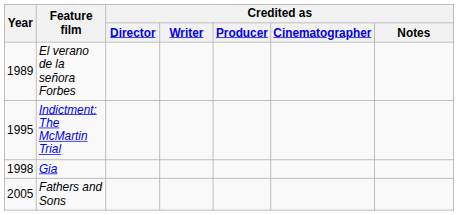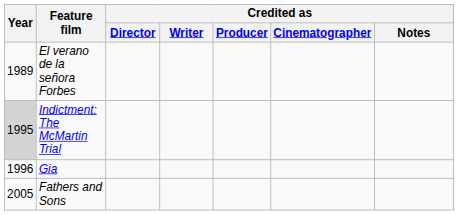(20, 130) no background -> (20, 130) lightgrey background
(20, 168) 1998 -> (20, 168) 1996
